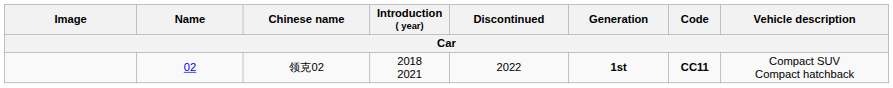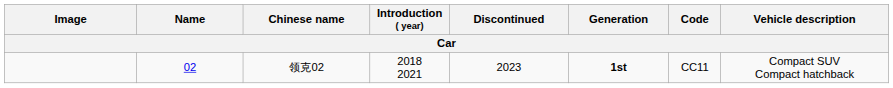(509, 67) 2022 -> (509, 67) 2023
(695, 67) bold -> (695, 67) normal
